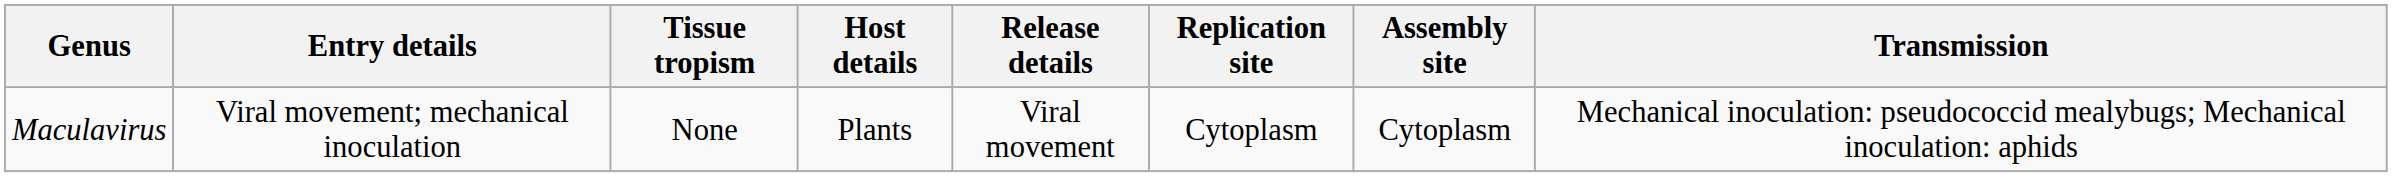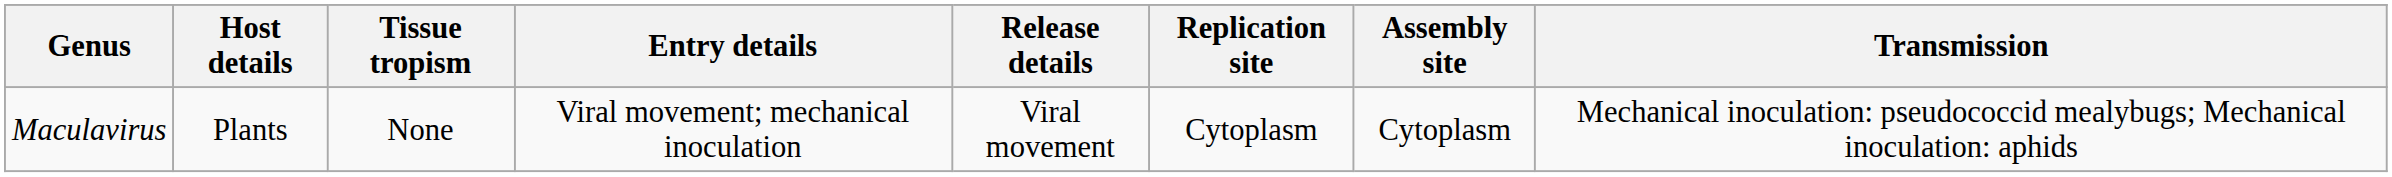columns swapped: (875, 45) <-> (392, 45)
